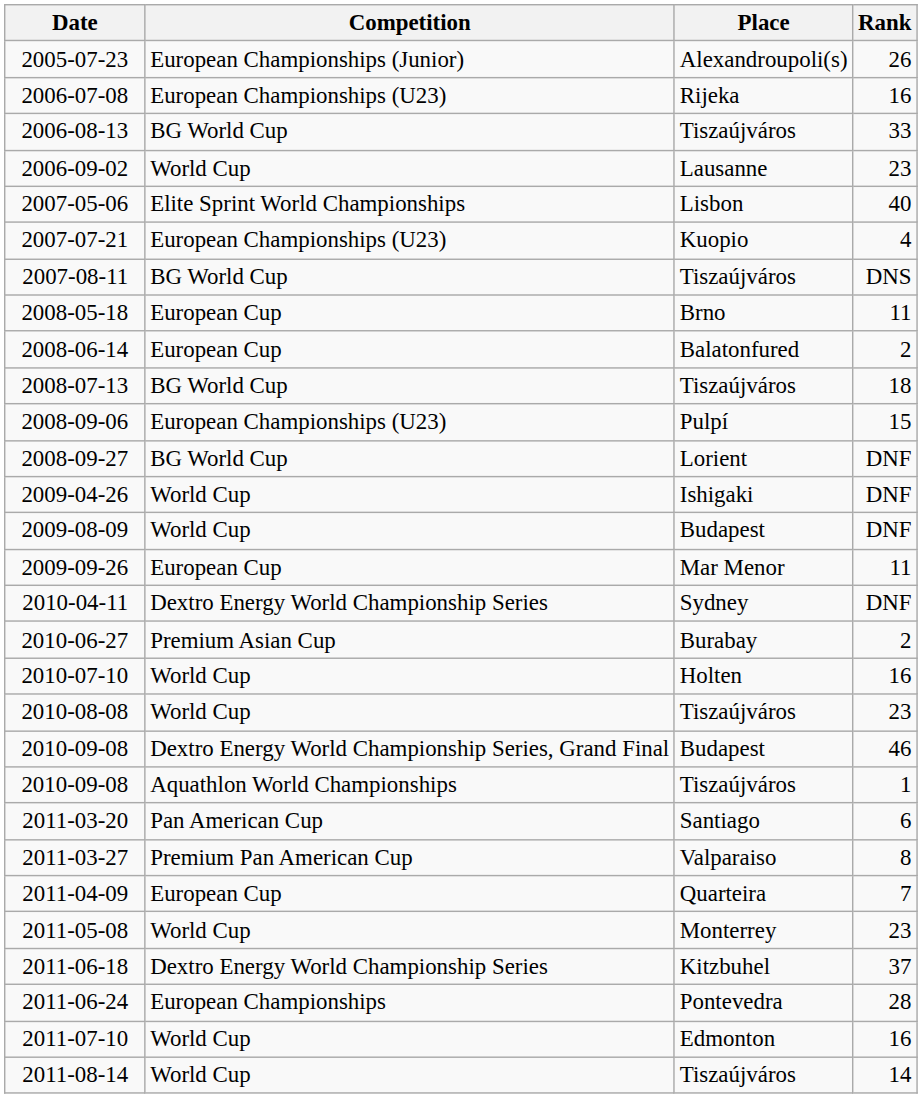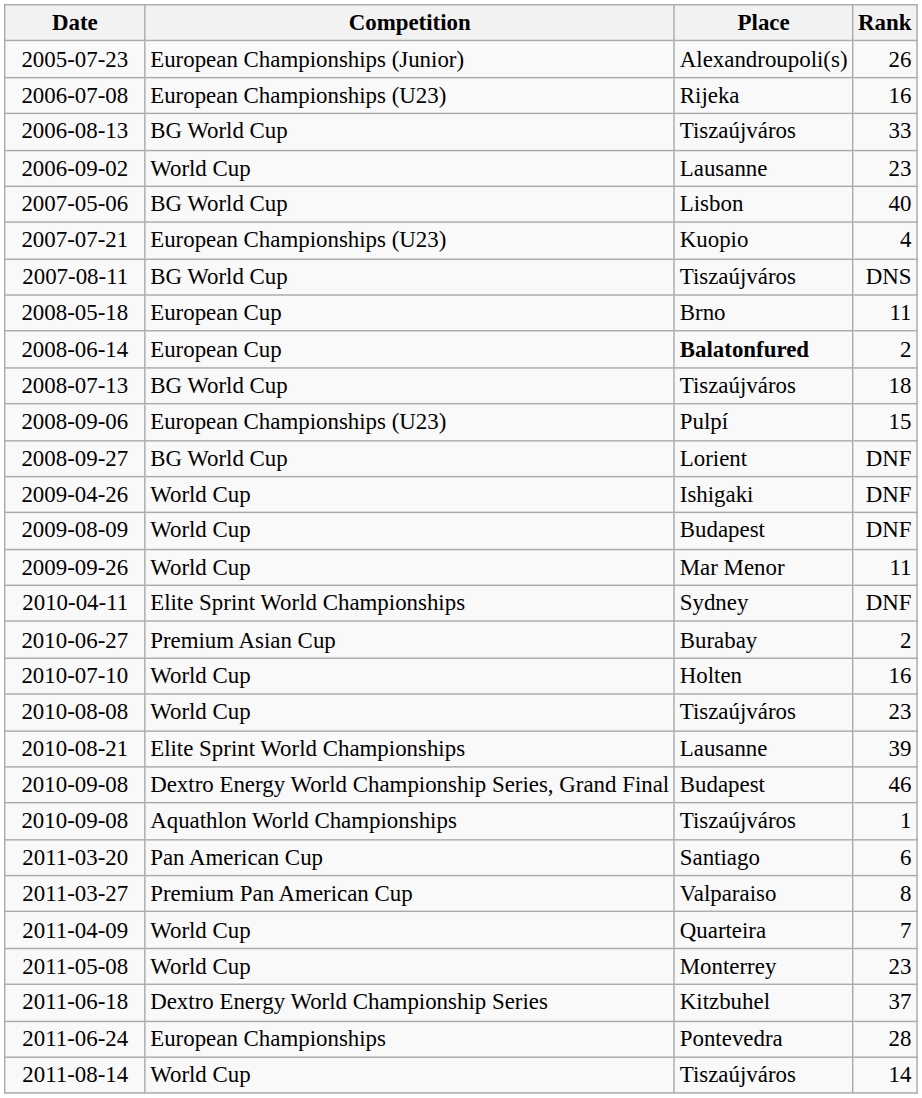(308, 204) Elite Sprint World Championships -> (219, 204) BG World Cup
(739, 349) normal -> (744, 349) bold
(216, 566) European Cup -> (200, 566) World Cup
(349, 603) Dextro Energy World Championship Series -> (308, 603) Elite Sprint World Championships
+ row: (75, 748)
(216, 893) European Cup -> (200, 929) World Cup
- row: (75, 1038)
